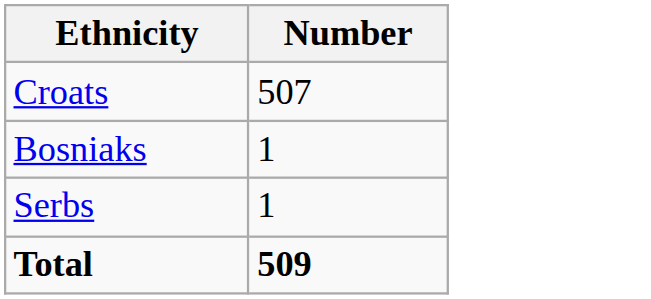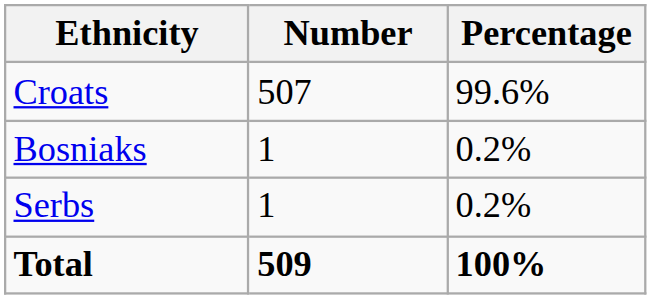+ column: (546, 33)
